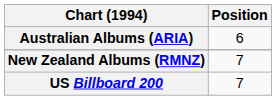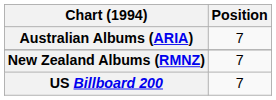(240, 38) 6 -> (240, 38) 7
